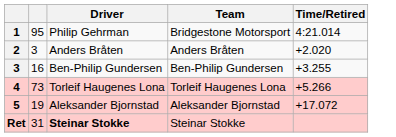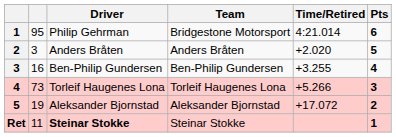+ column: (380, 14)
(37, 123) 31 -> (37, 123) 11
